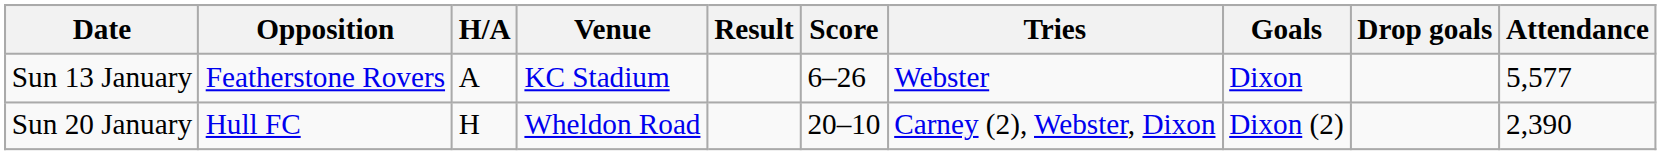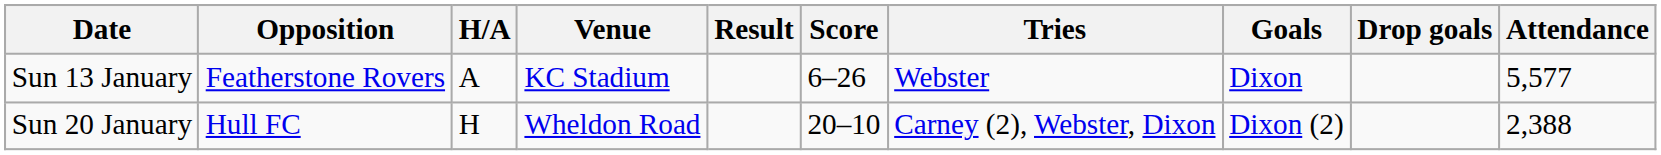(1539, 125) 2,390 -> (1539, 125) 2,388
